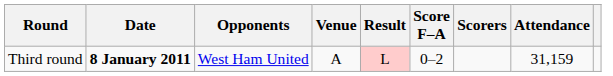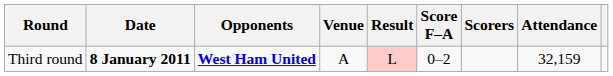(253, 58) normal -> (257, 58) bold
(552, 58) 31,159 -> (559, 58) 32,159
